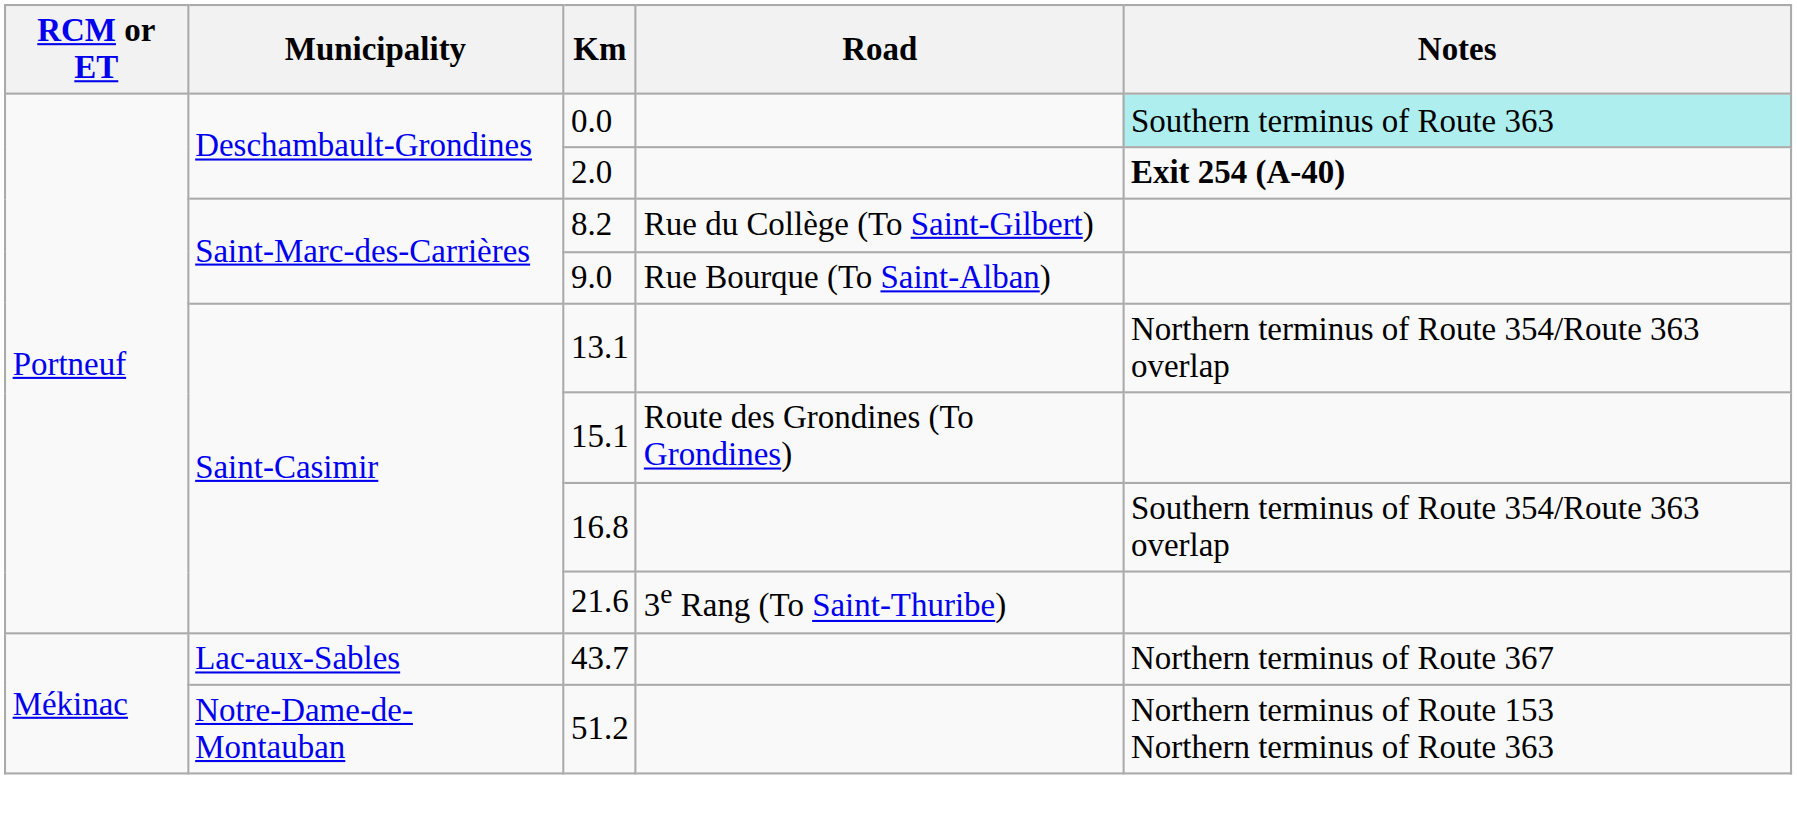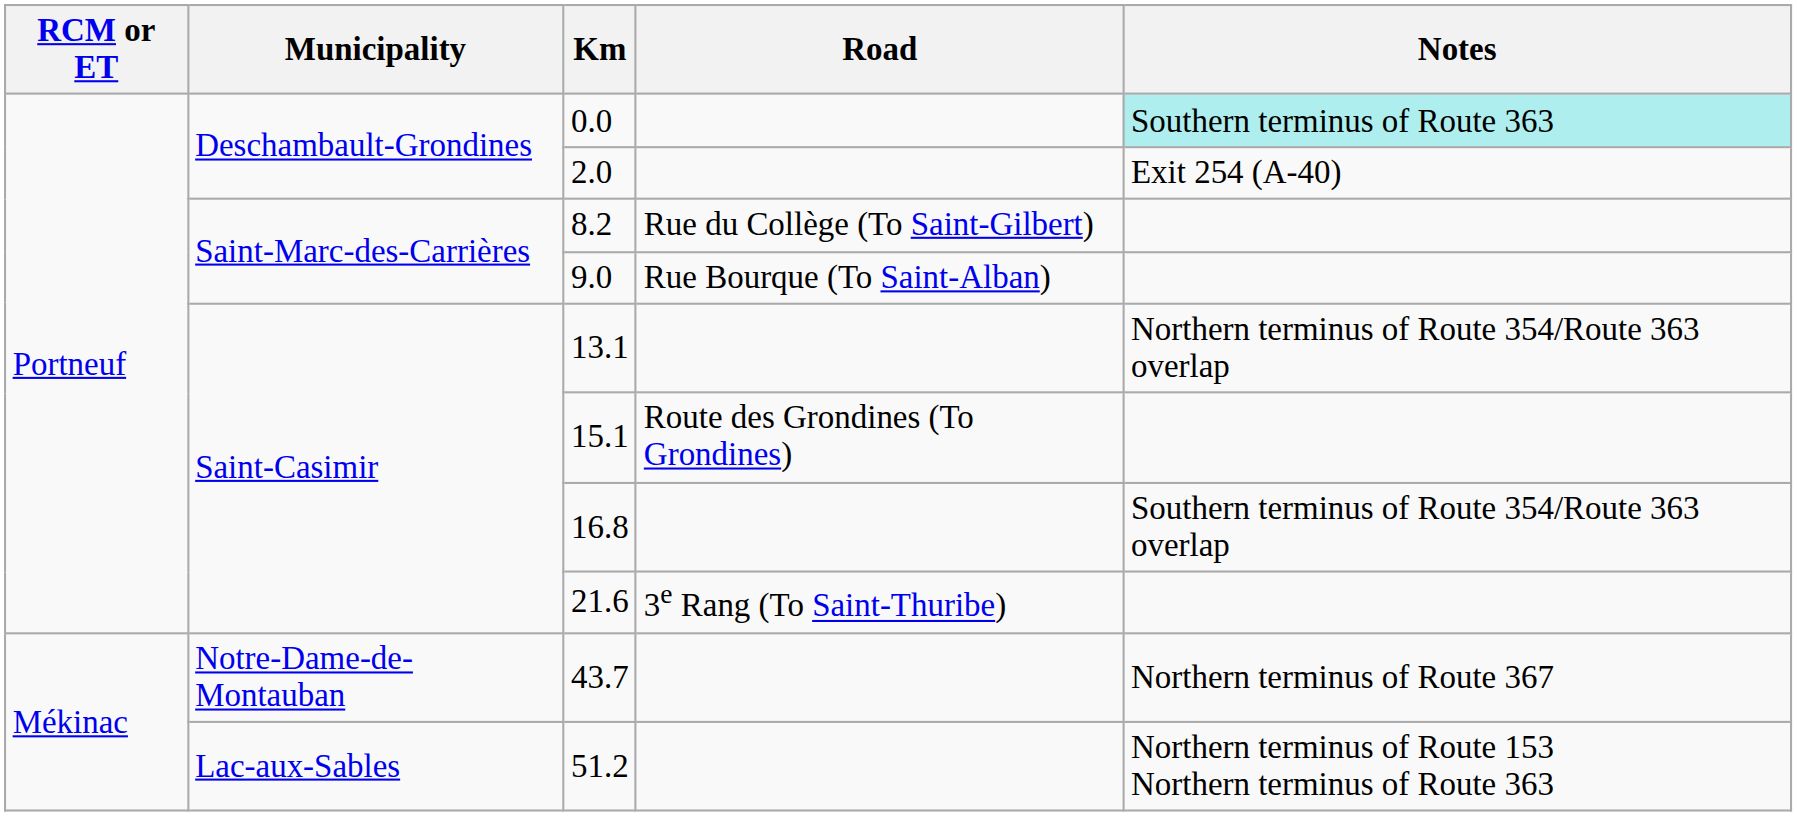(1238, 172) bold -> (1236, 172) normal
(298, 658) Lac-aux-Sables -> (304, 676) Notre-Dame-de-Montauban
(304, 729) Notre-Dame-de-Montauban -> (298, 766) Lac-aux-Sables
